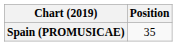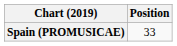(150, 31) 35 -> (150, 31) 33
